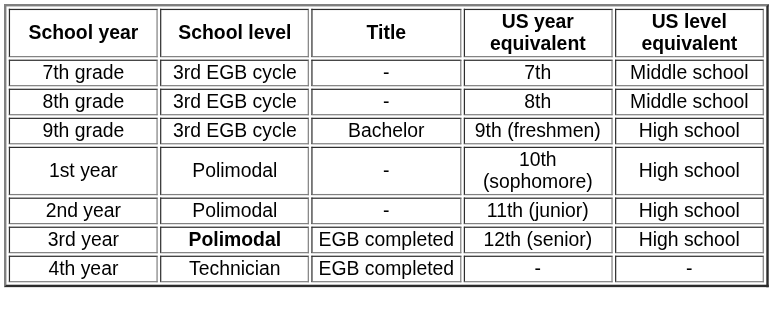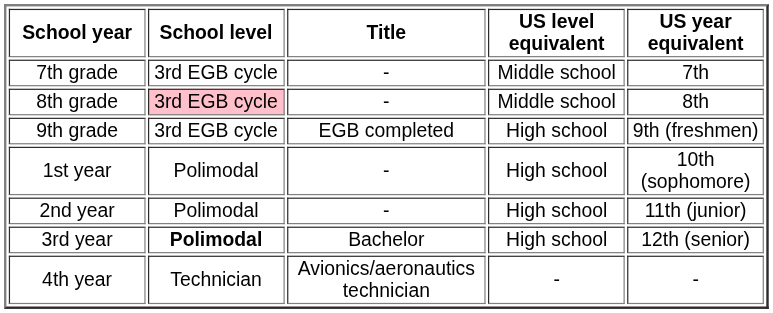columns swapped: (538, 32) <-> (689, 32)
(235, 101) no background -> (216, 101) pink background
(386, 130) Bachelor -> (386, 130) EGB completed
(386, 239) EGB completed -> (386, 239) Bachelor
(386, 268) EGB completed -> (386, 279) Avionics/aeronautics technician
